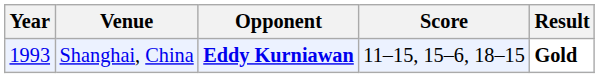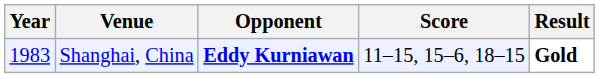(30, 55) 1993 -> (30, 55) 1983
